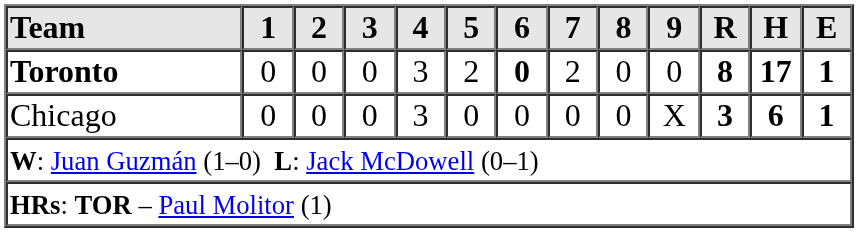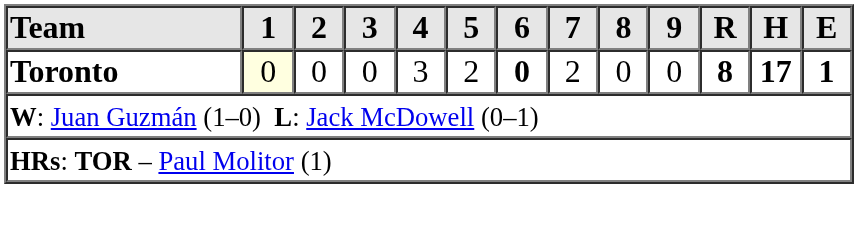(268, 71) no background -> (268, 71) lightyellow background
- row: (63, 115)
